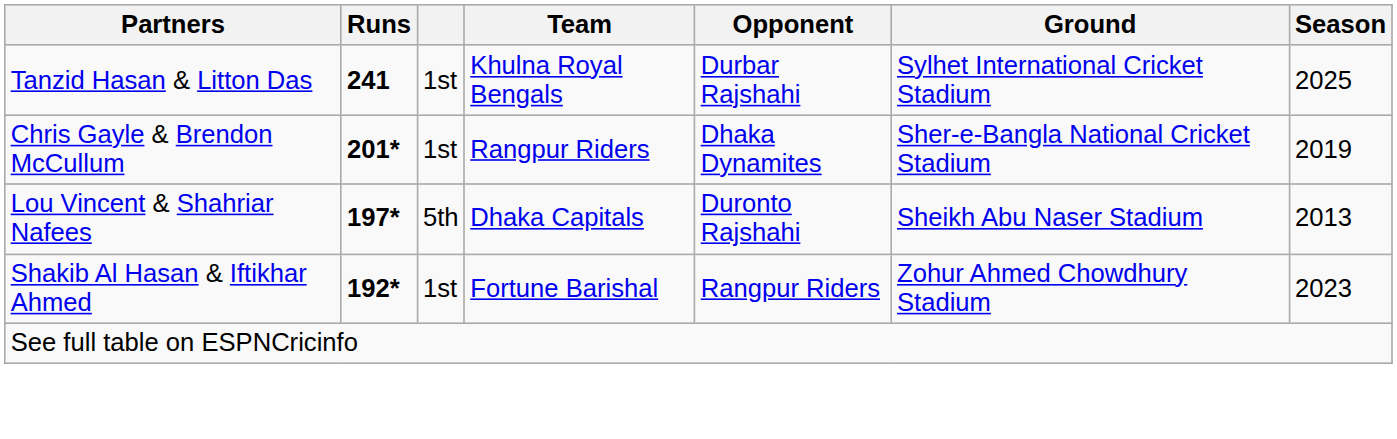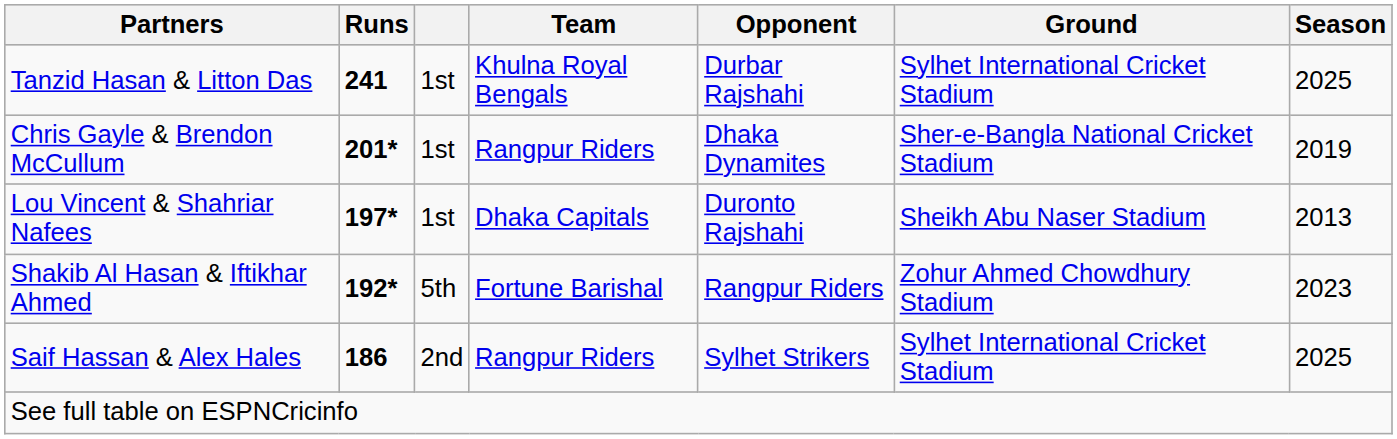(441, 218) 5th -> (438, 218) 1st
(440, 288) 1st -> (438, 288) 5th
+ row: (156, 357)
